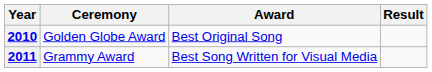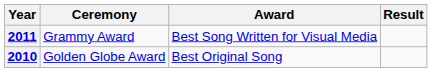rows swapped: (22, 36) <-> (22, 57)
